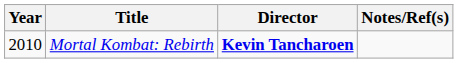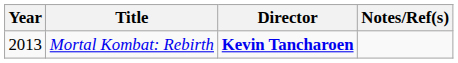(25, 44) 2010 -> (25, 44) 2013
